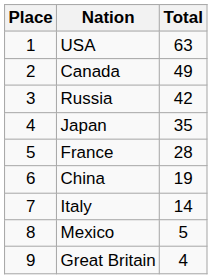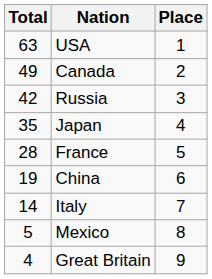columns swapped: (31, 17) <-> (183, 17)
